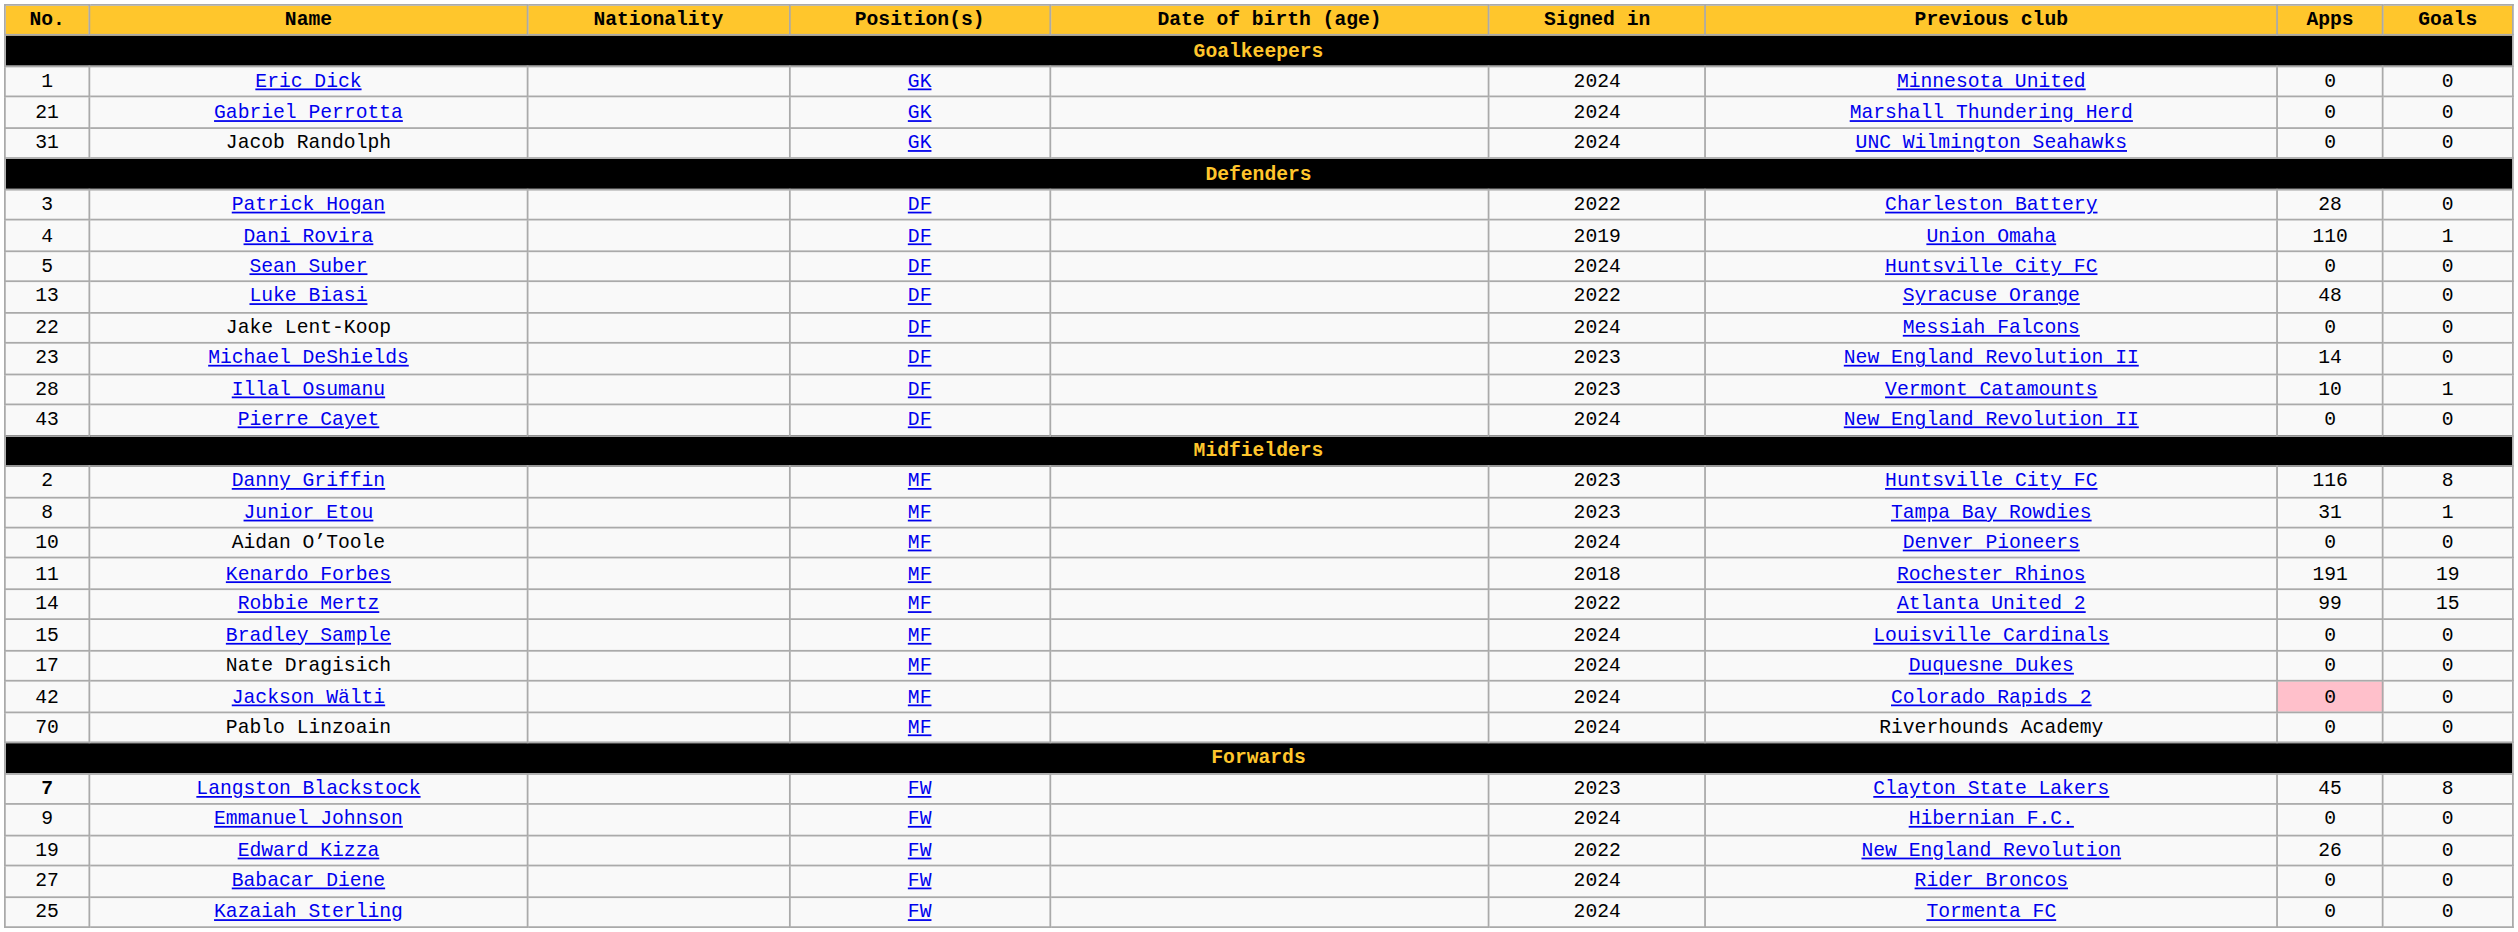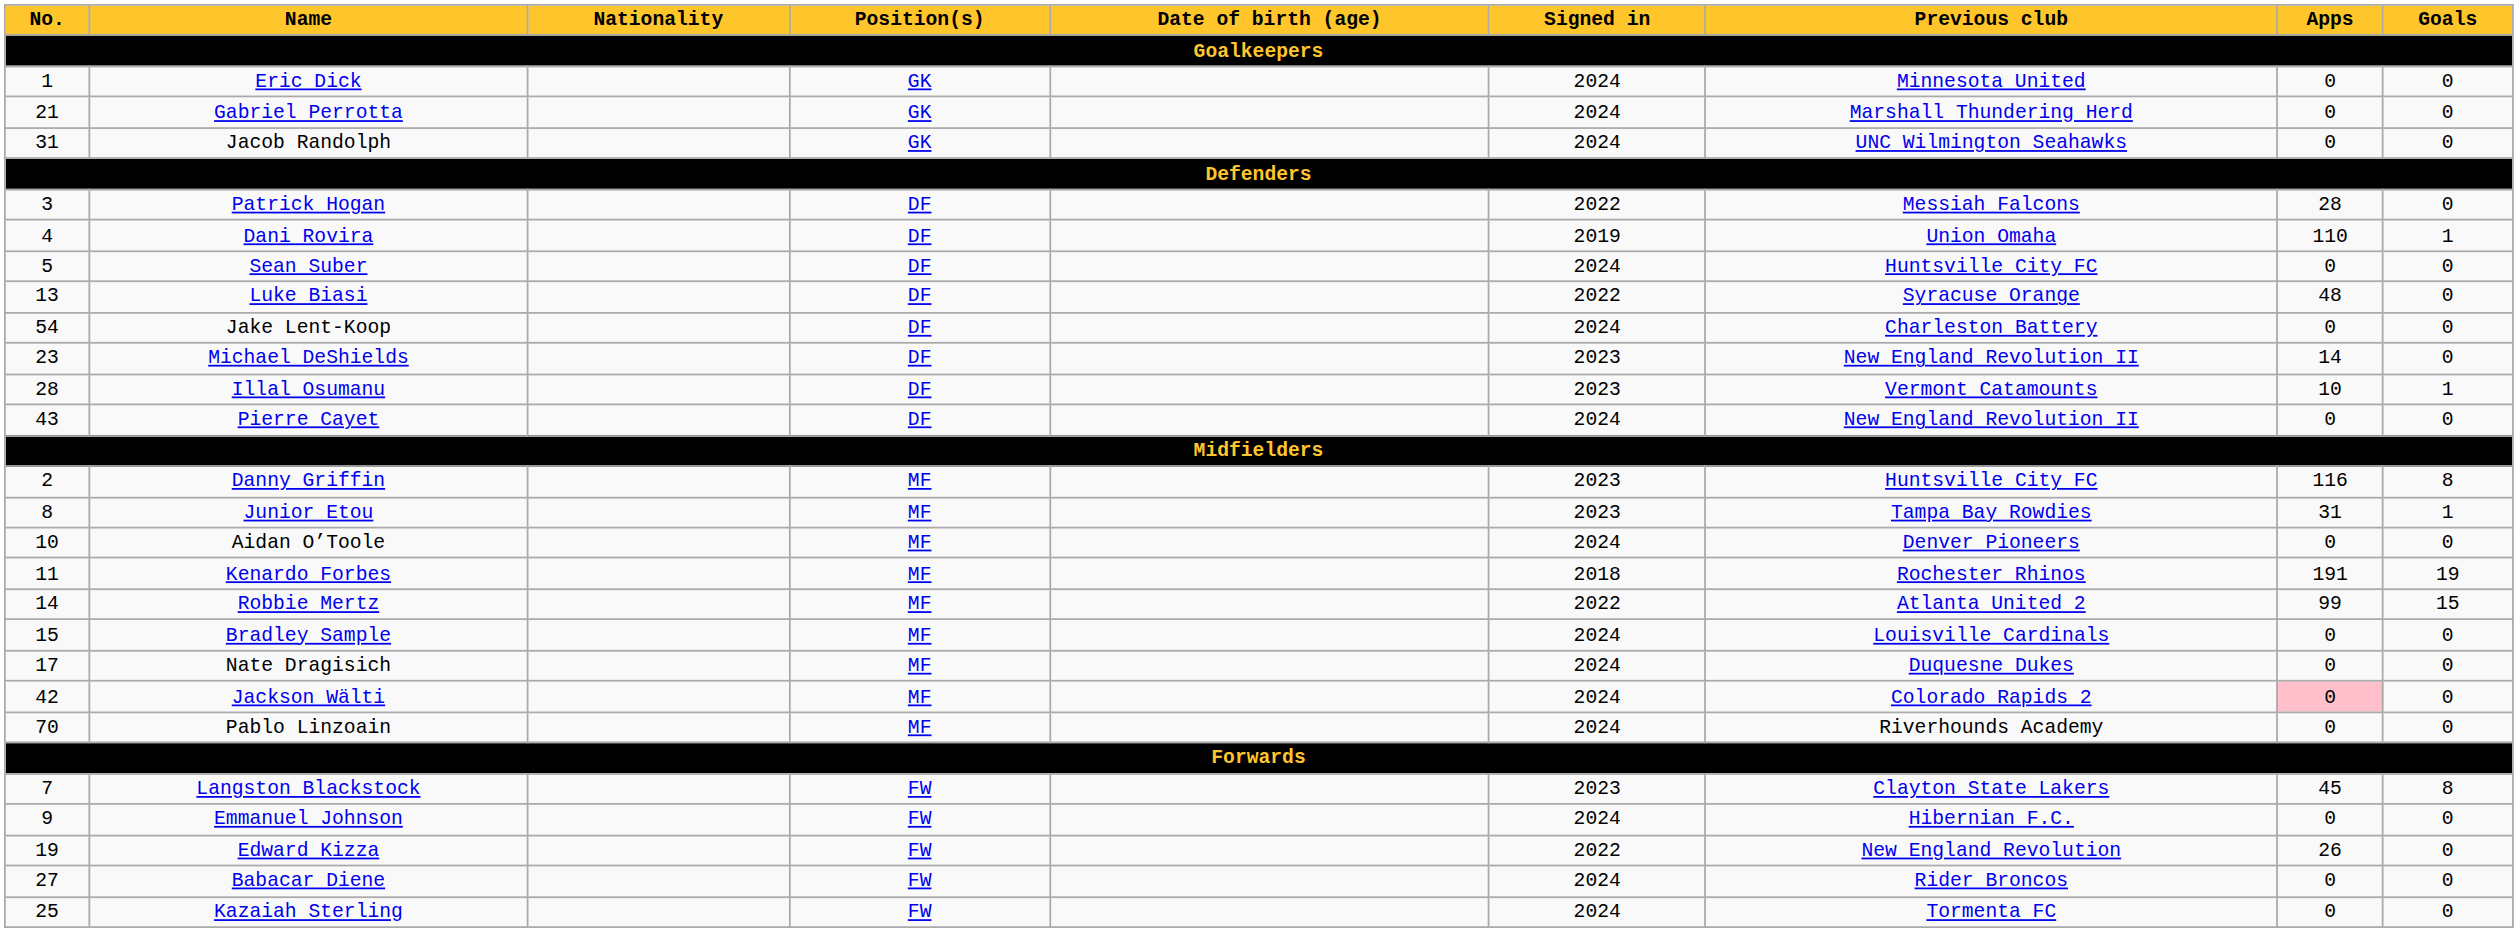(1991, 205) Charleston Battery -> (1991, 205) Messiah Falcons
(47, 328) 22 -> (47, 328) 54
(1991, 328) Messiah Falcons -> (1991, 328) Charleston Battery
(47, 789) bold -> (47, 789) normal
